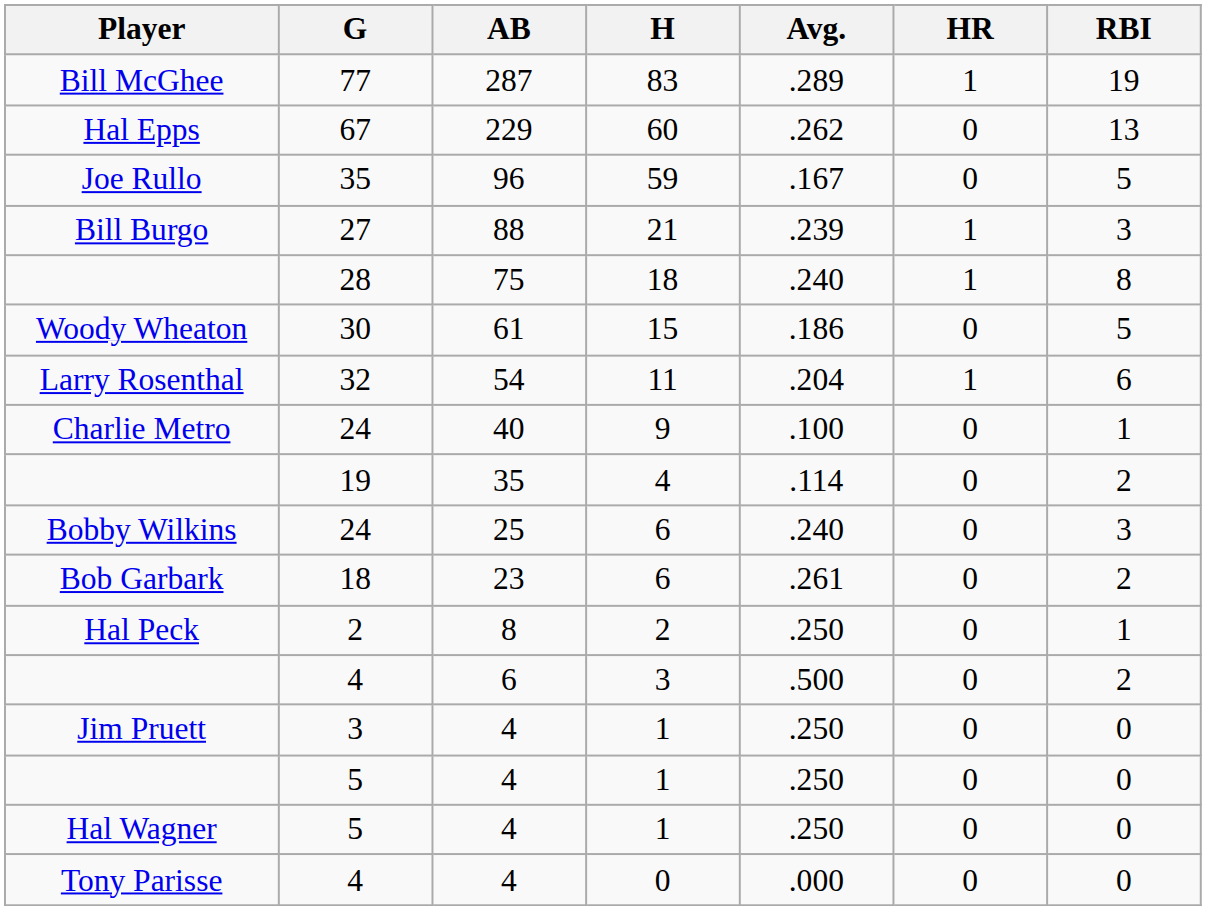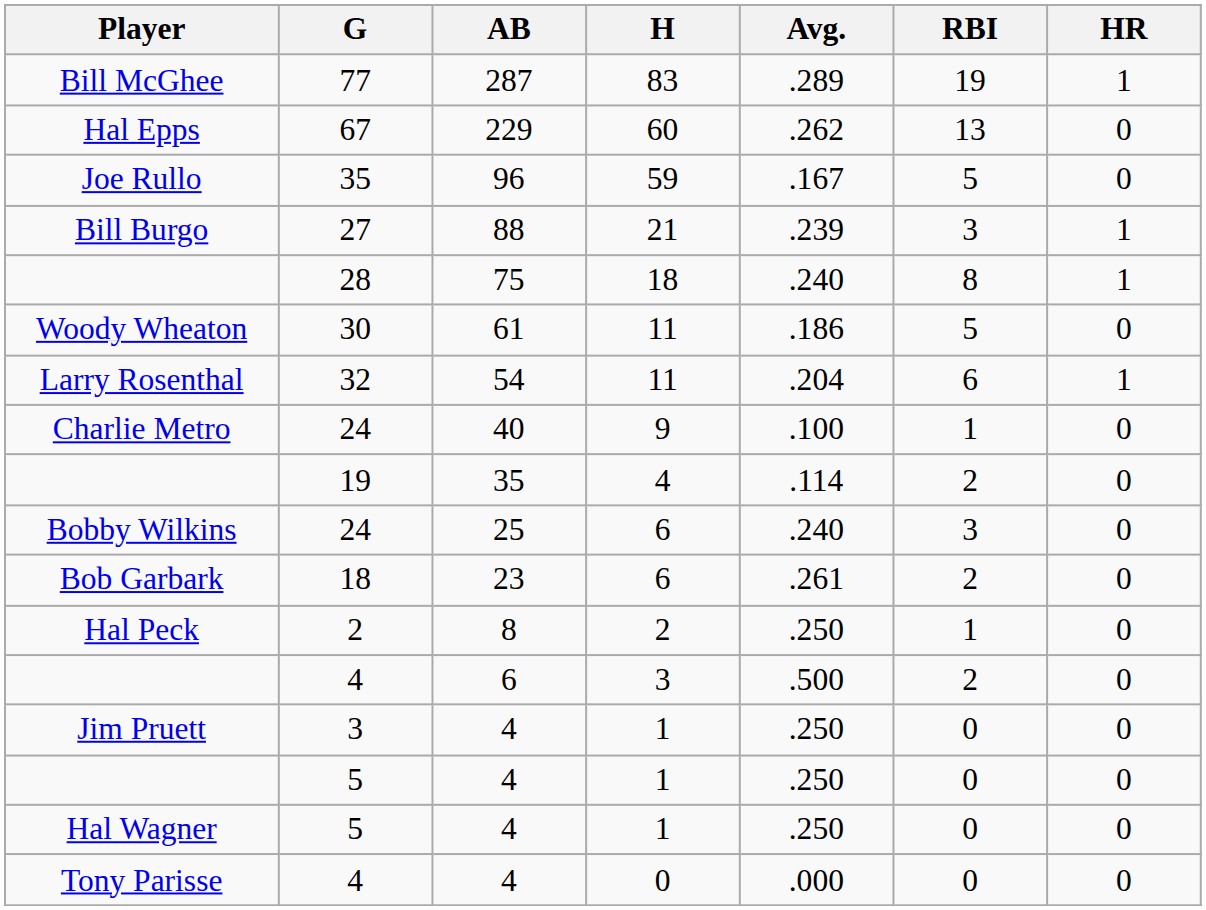columns swapped: (970, 29) <-> (1124, 29)
(663, 329) 15 -> (663, 329) 11
